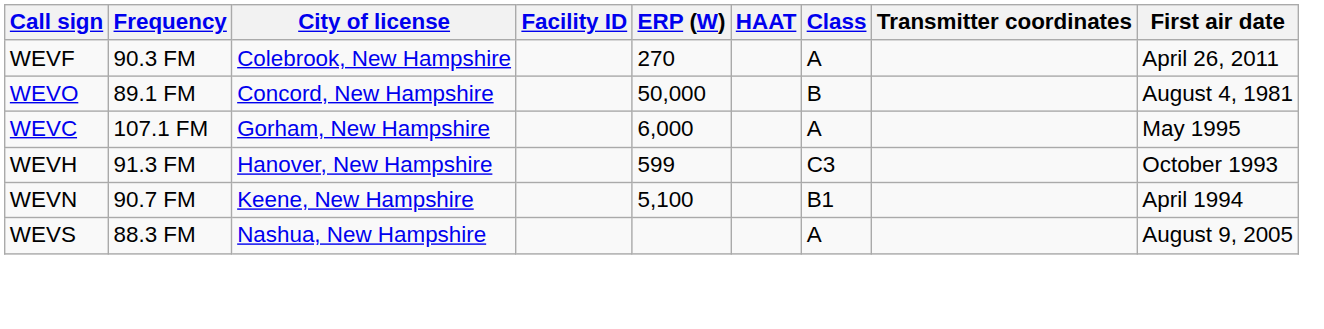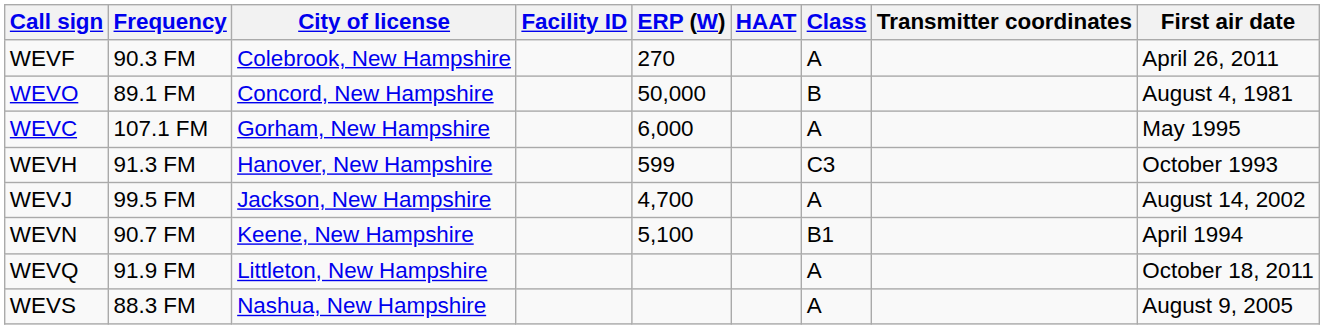+ row: (41, 199)
+ row: (44, 270)
